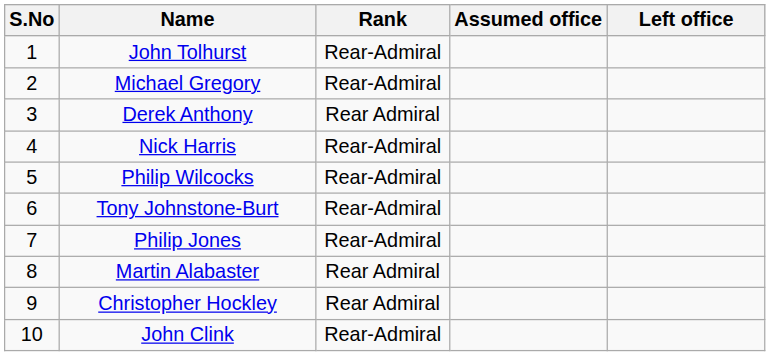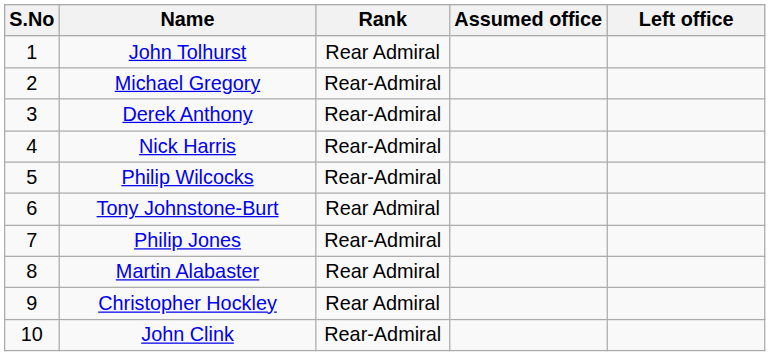(383, 51) Rear-Admiral -> (383, 51) Rear Admiral
(383, 114) Rear Admiral -> (383, 114) Rear-Admiral
(383, 209) Rear-Admiral -> (383, 209) Rear Admiral
